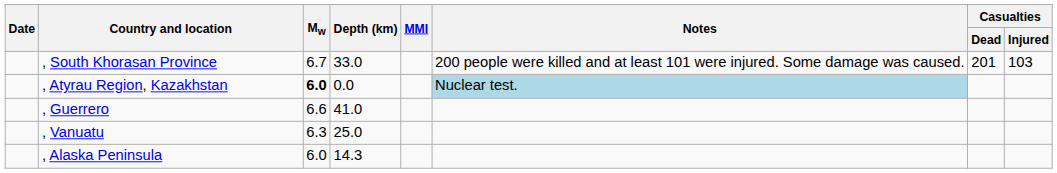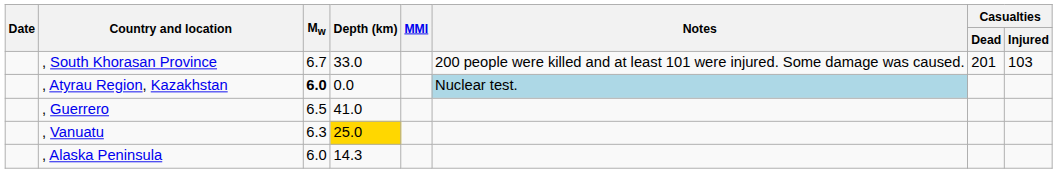(317, 109) 6.6 -> (317, 109) 6.5
(348, 132) no background -> (348, 132) gold background
